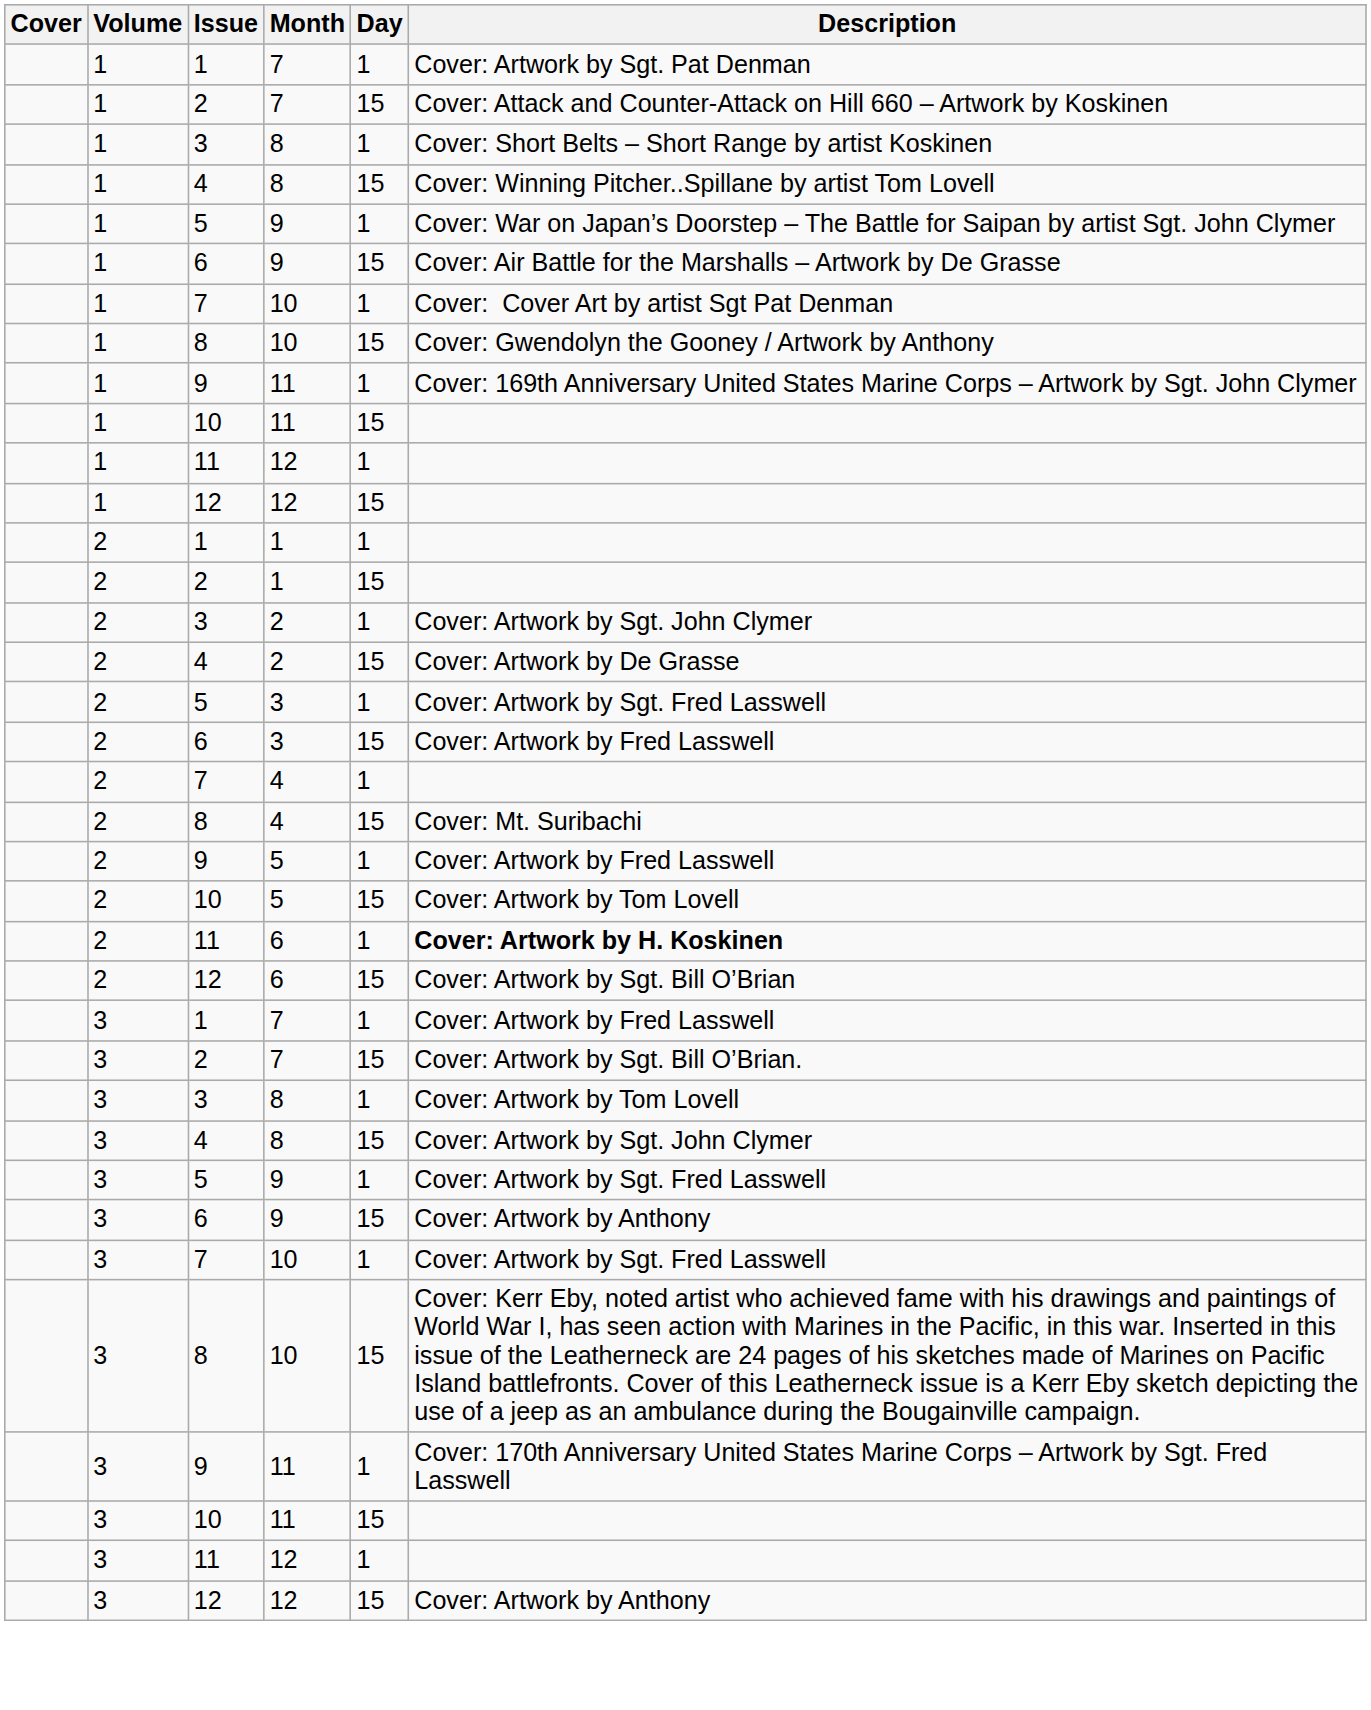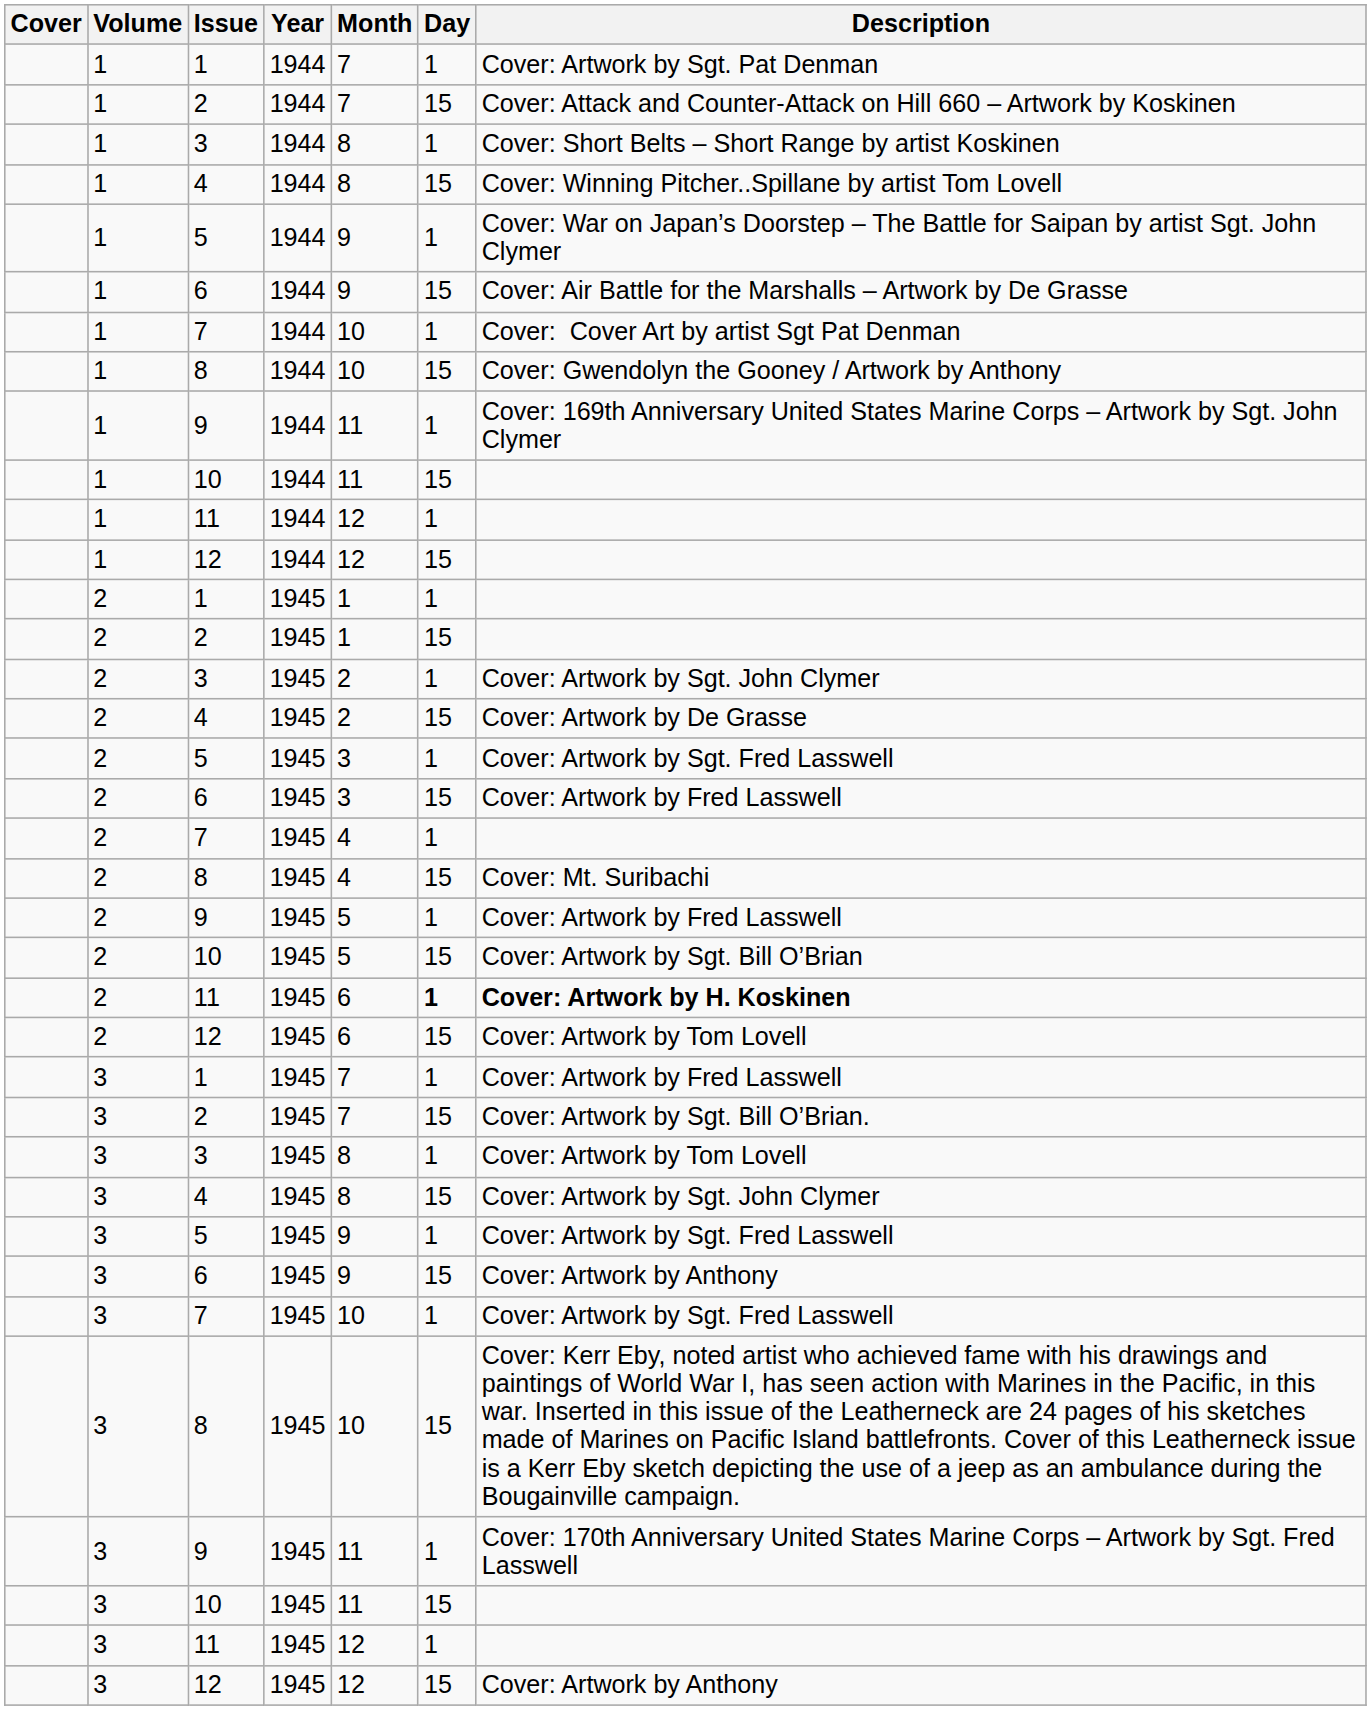+ column: (298, 24)
(577, 900) Cover: Artwork by Tom Lovell -> (672, 957) Cover: Artwork by Sgt. Bill O’Brian
(364, 940) normal -> (431, 997) bold
(605, 980) Cover: Artwork by Sgt. Bill O’Brian -> (644, 1037) Cover: Artwork by Tom Lovell
